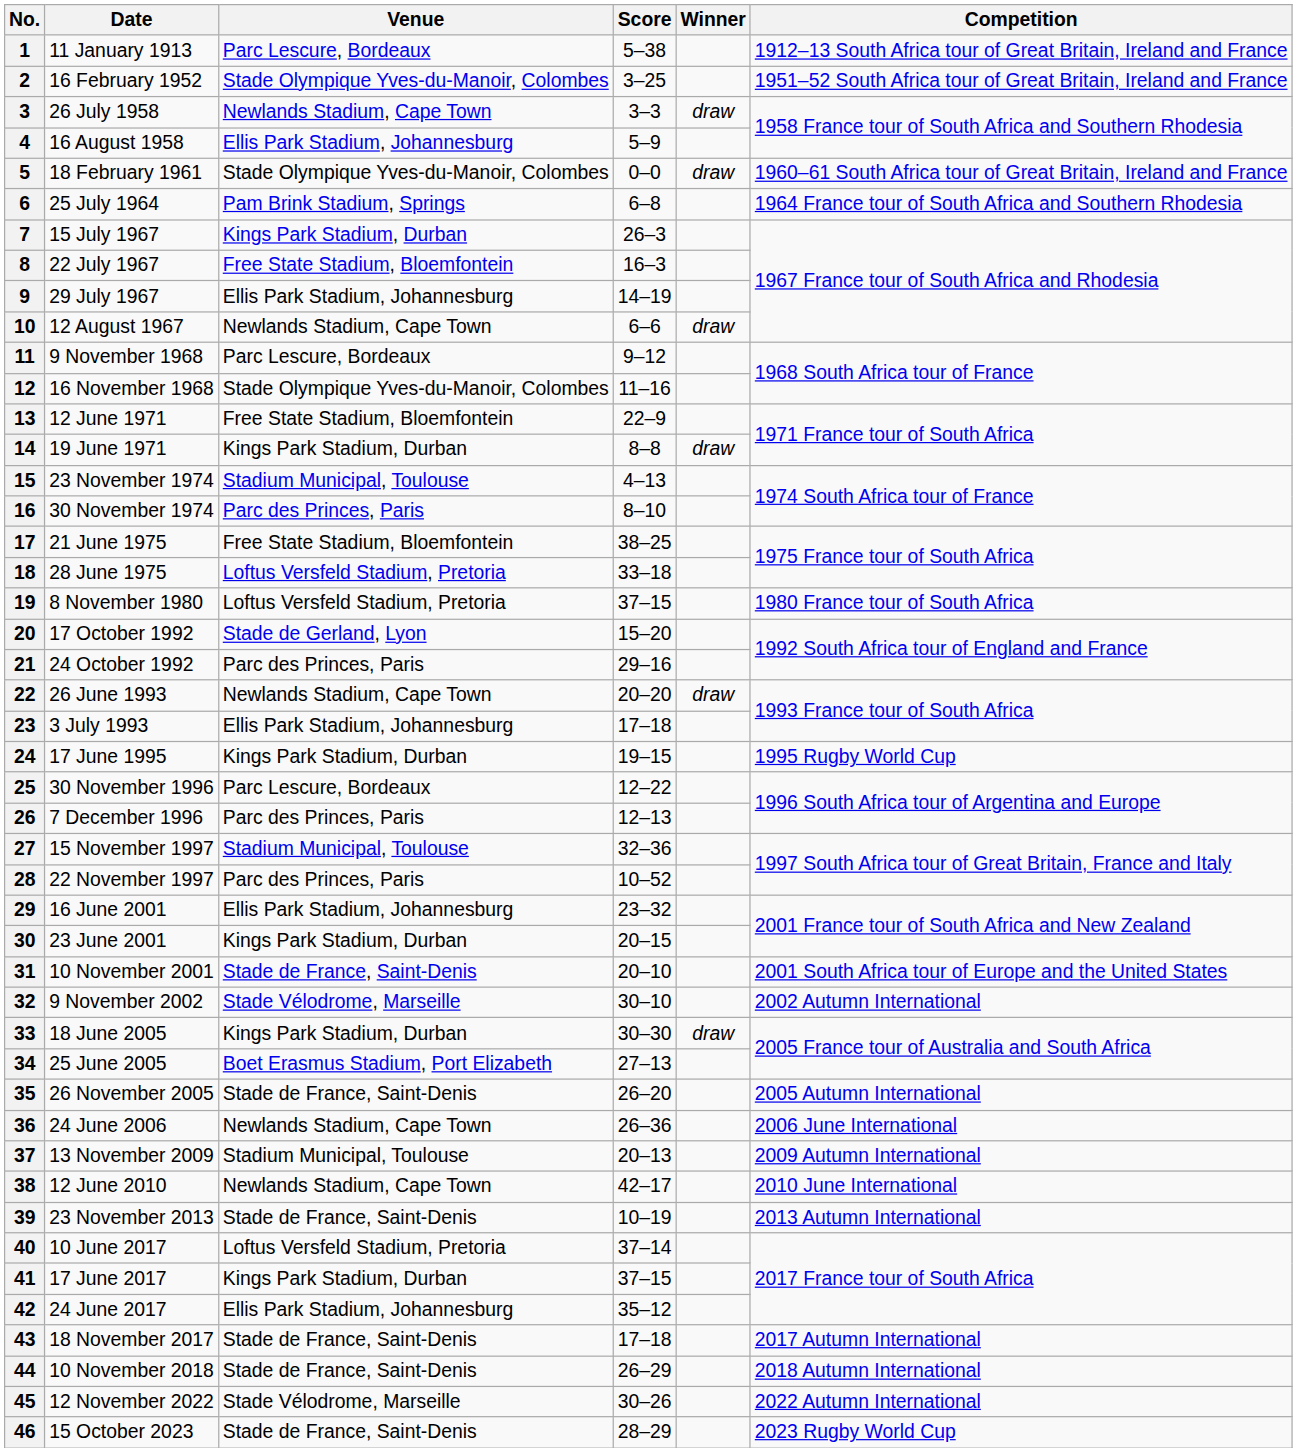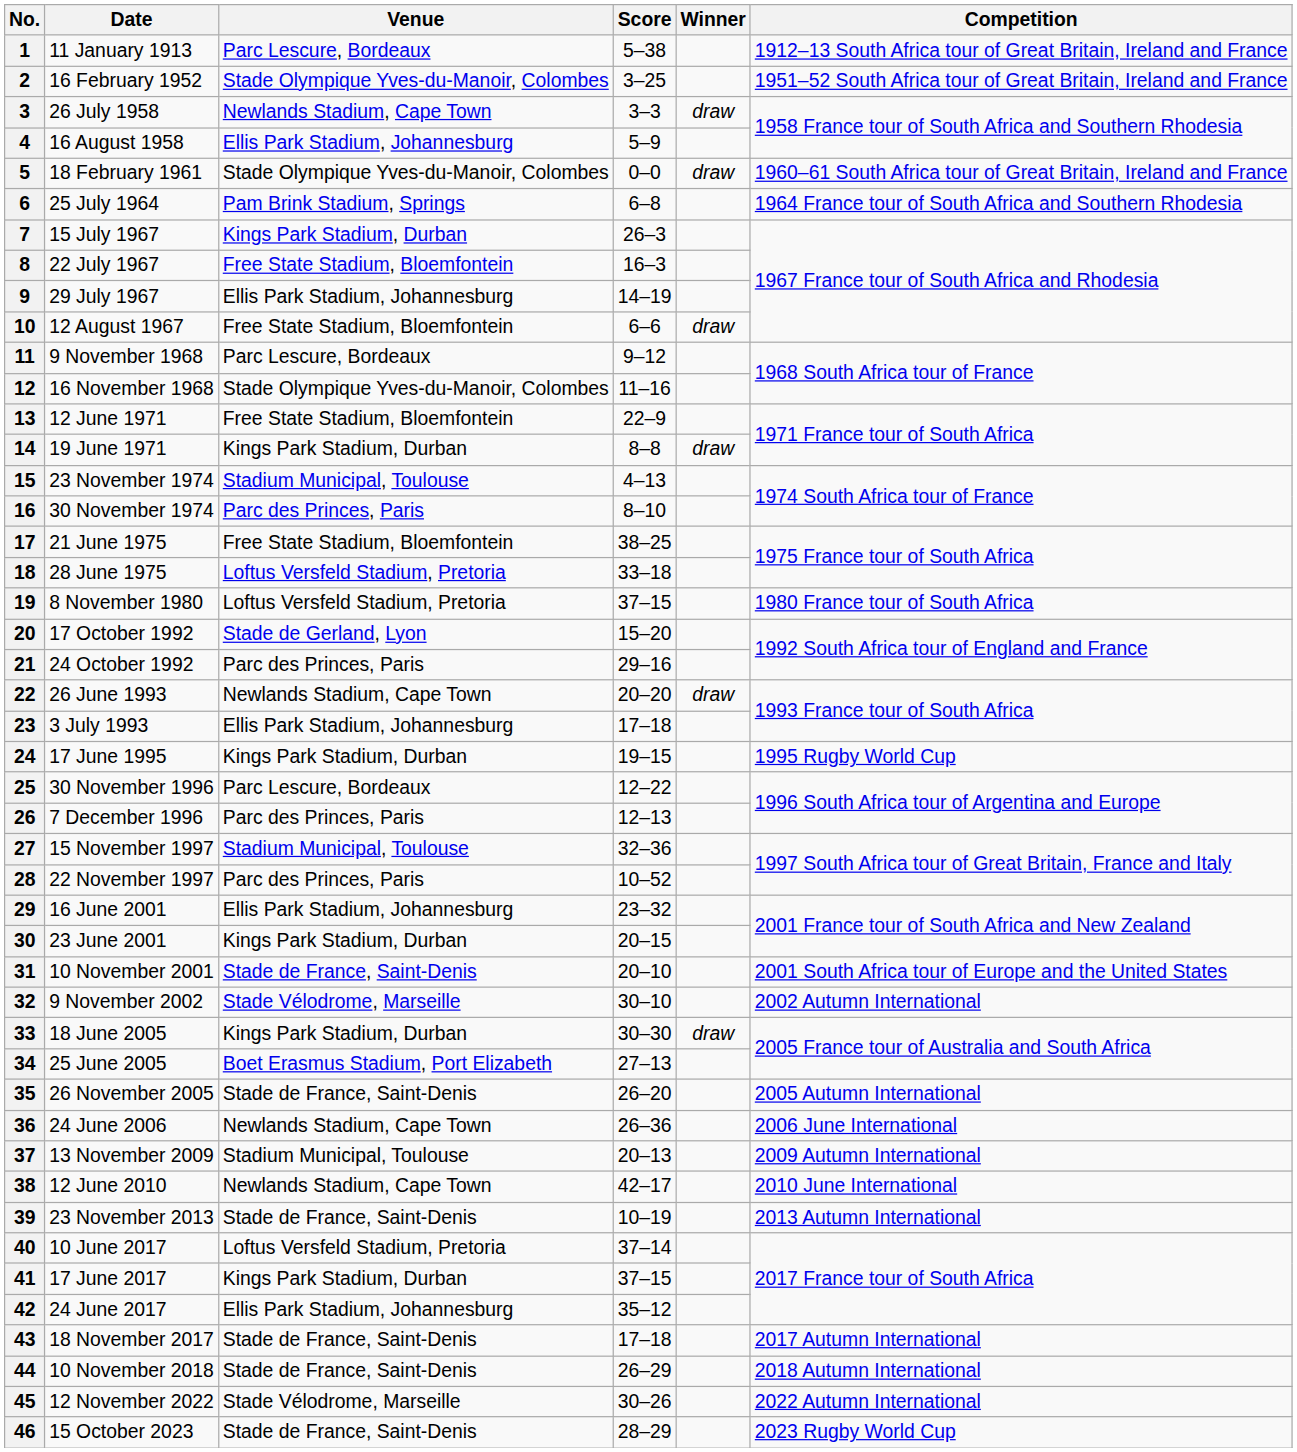(357, 326) Newlands Stadium, Cape Town -> (368, 326) Free State Stadium, Bloemfontein
